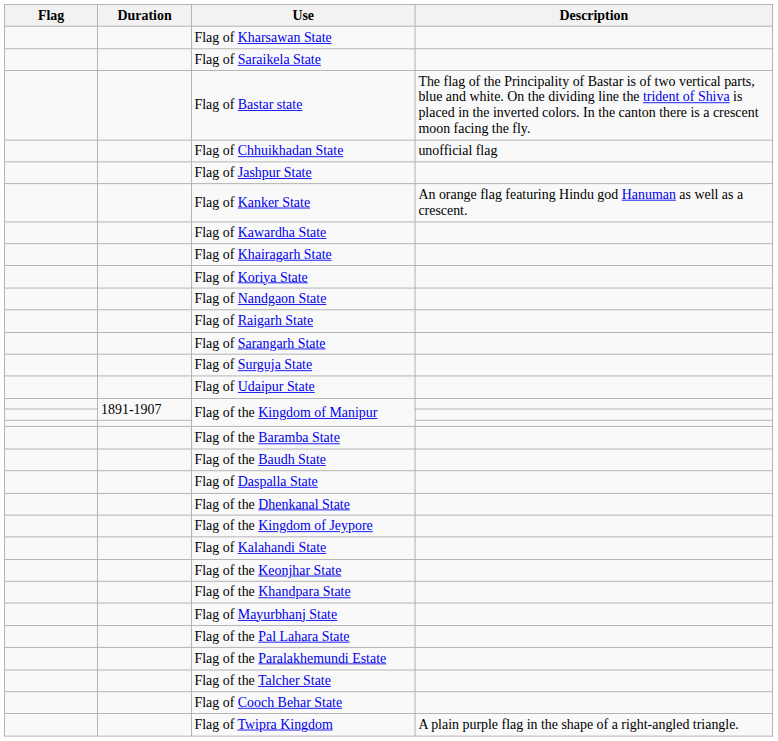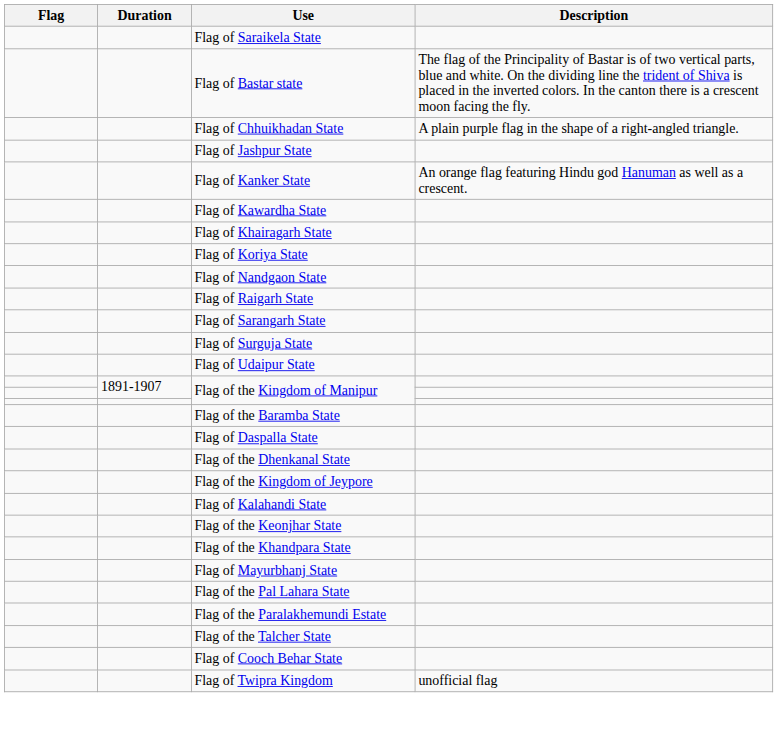- row: (145, 38)
(458, 150) unofficial flag -> (579, 128) A plain purple flag in the shape of a right-angled triangle.
- row: (145, 460)
(579, 724) A plain purple flag in the shape of a right-angled triangle. -> (458, 680) unofficial flag
